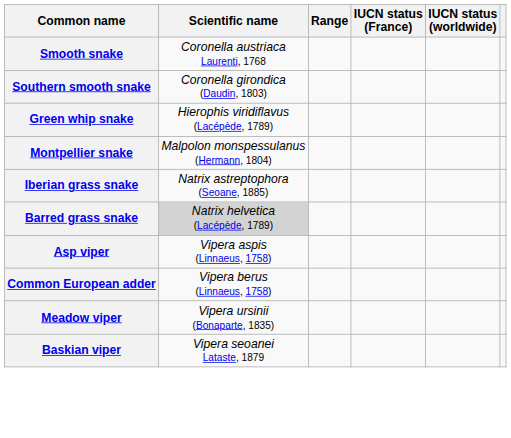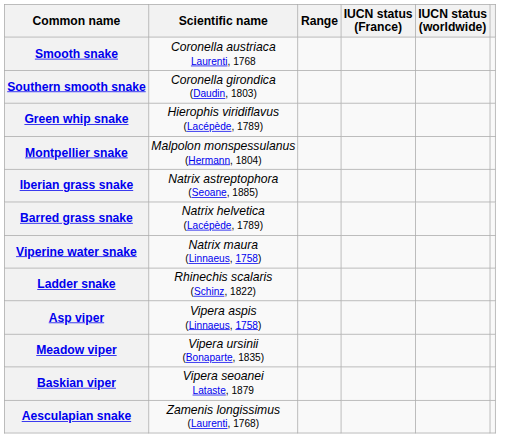(233, 218) lightgrey background -> (223, 218) no background
+ row: (76, 251)
+ row: (76, 284)
- row: (82, 284)
+ row: (76, 416)
